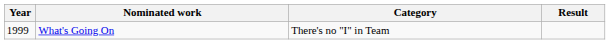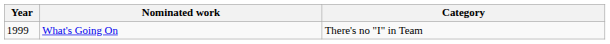- column: (573, 13)
